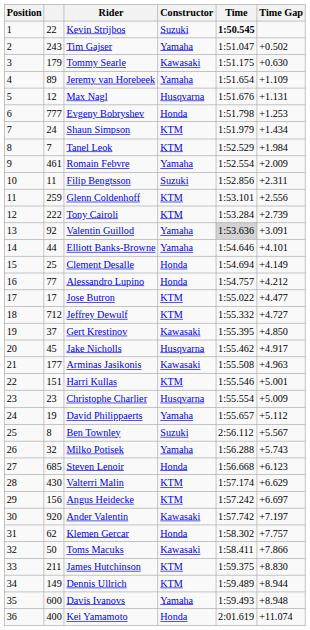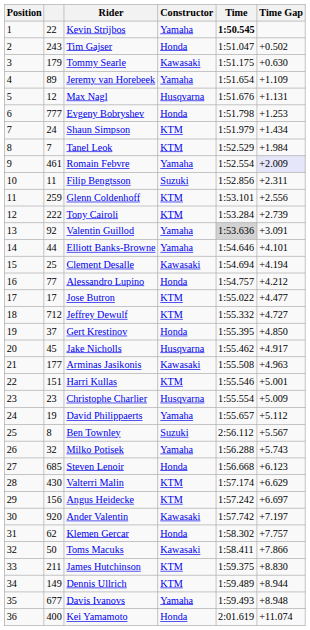(174, 29) Suzuki -> (177, 29) Yamaha
(177, 46) Yamaha -> (174, 46) Honda
(274, 164) no background -> (274, 164) lavender background
(174, 264) Honda -> (180, 264) Kawasaki
(274, 264) +4.149 -> (274, 264) +4.194
(180, 332) Kawasaki -> (174, 332) Honda
(54, 600) 600 -> (54, 600) 677
